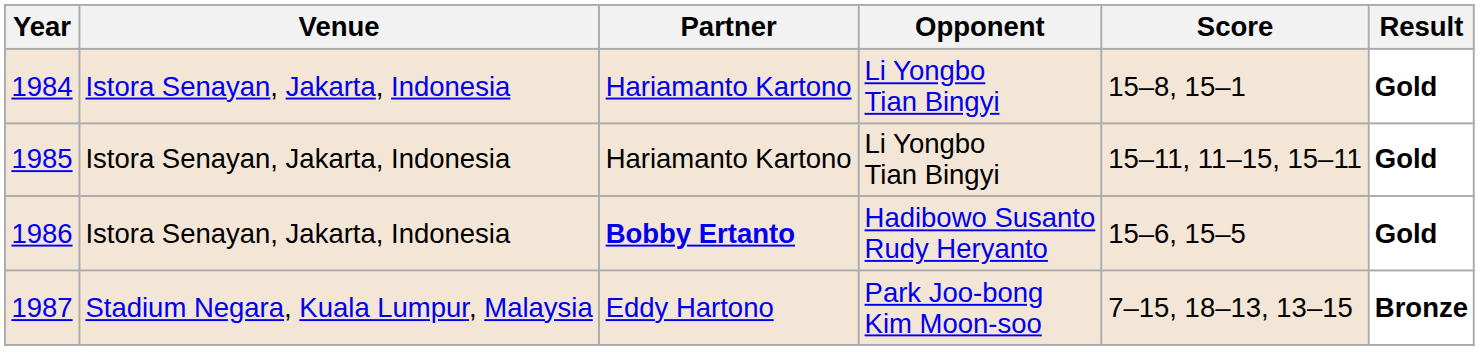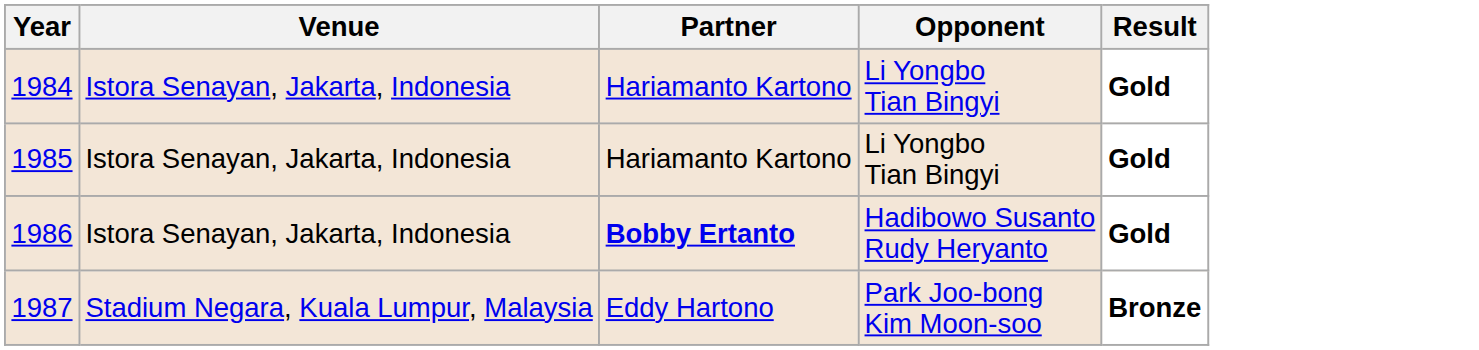- column: (1235, 27)
